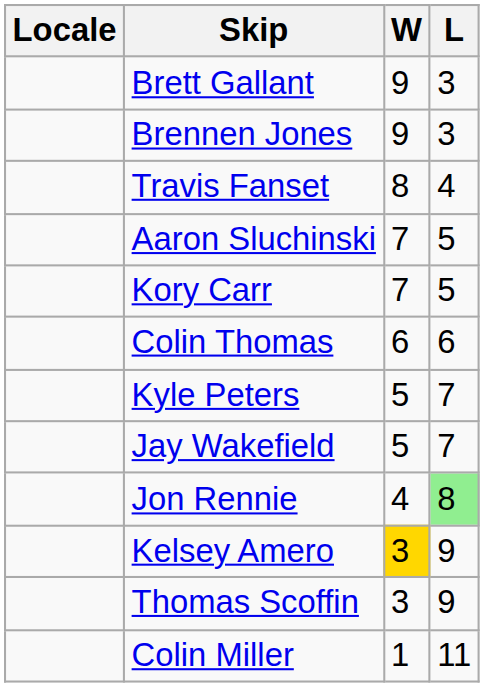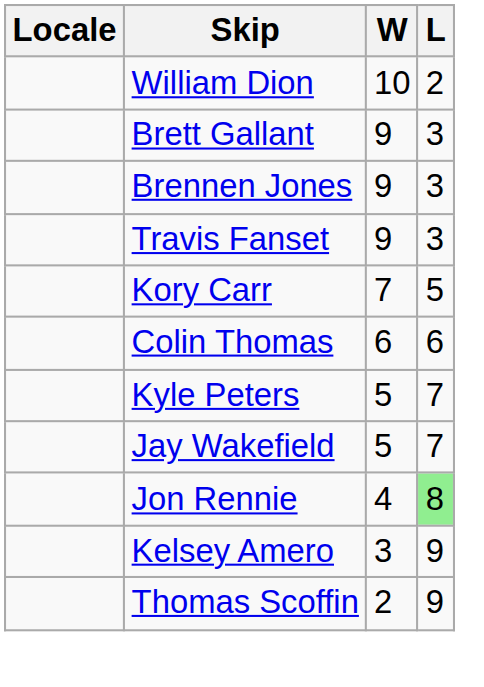+ row: (223, 82)
(400, 186) 8 -> (383, 238) 9
(446, 186) 4 -> (435, 238) 3
- row: (254, 238)
(400, 550) gold background -> (383, 550) no background
(400, 602) 3 -> (383, 602) 2
- row: (213, 654)
